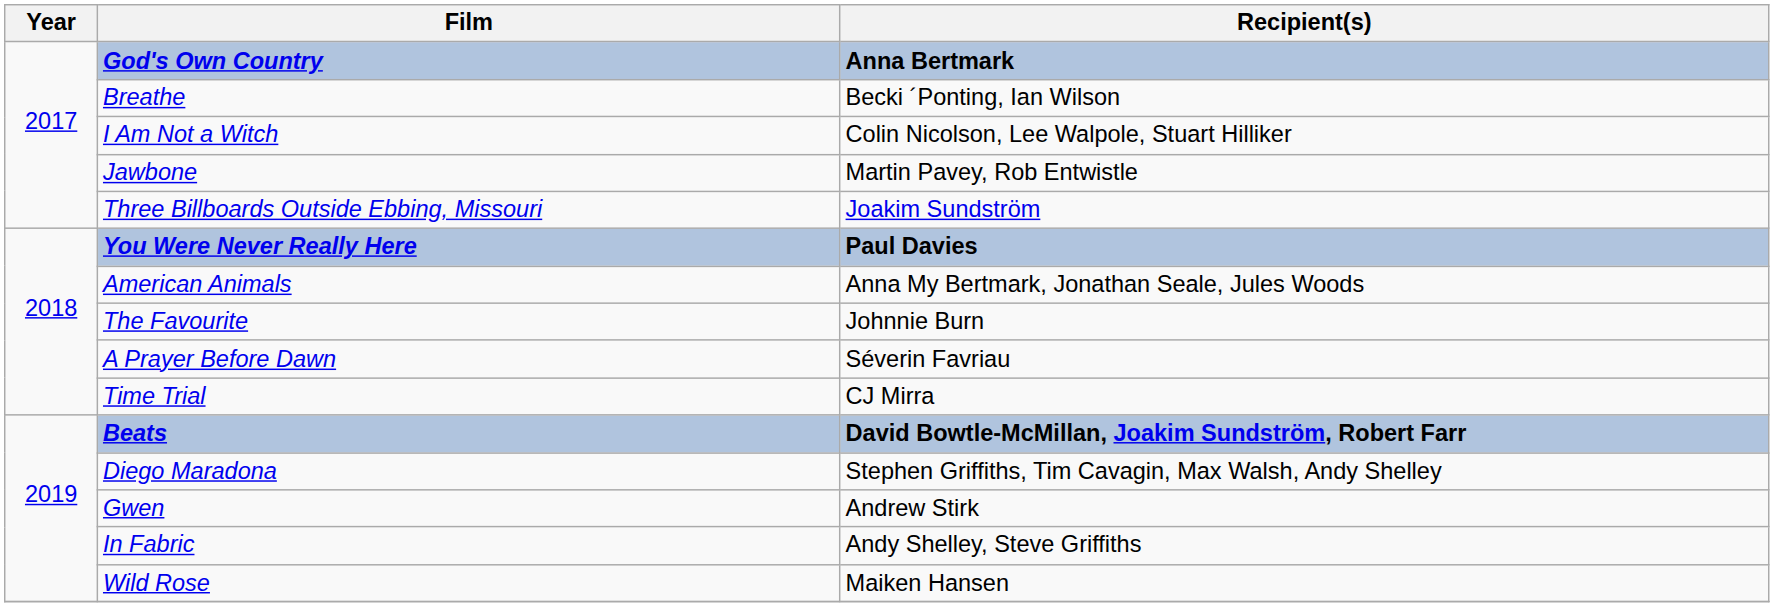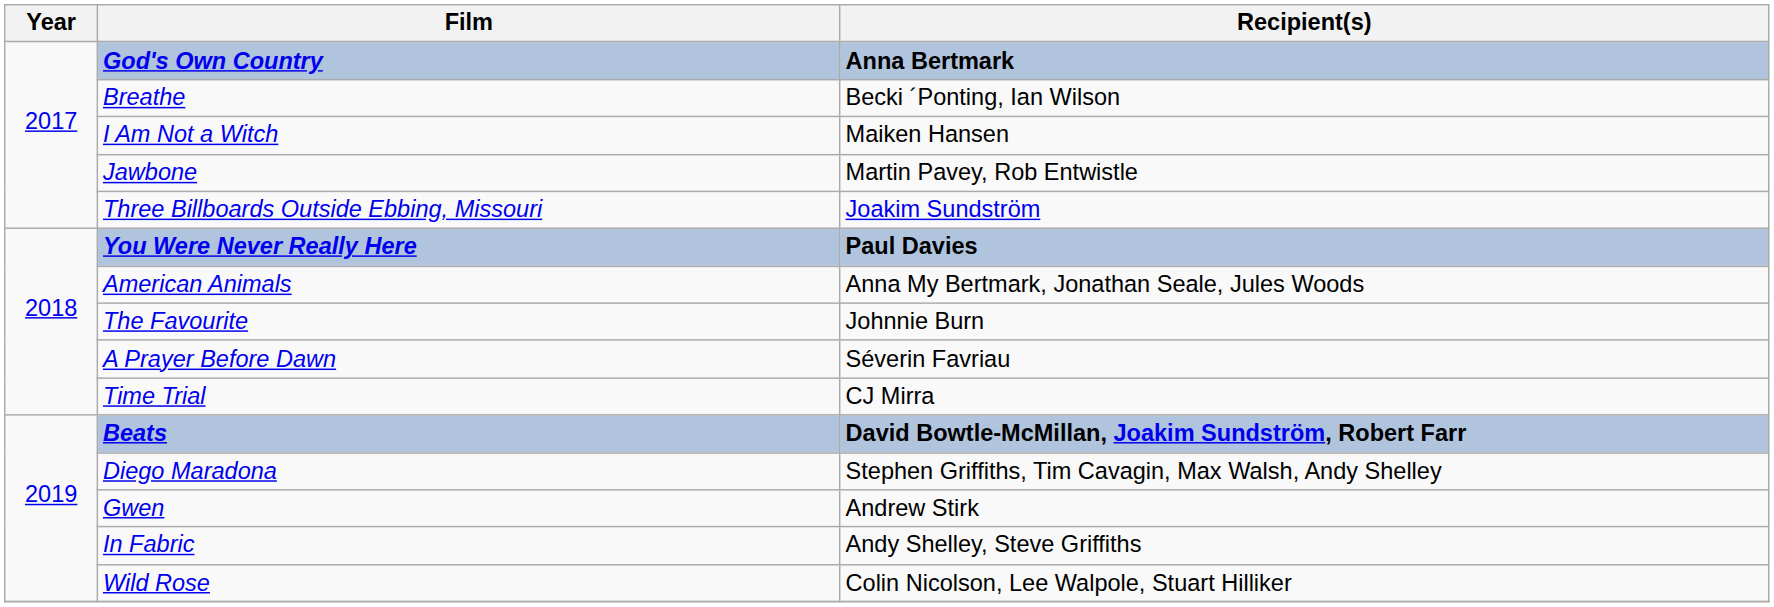(1069, 135) Colin Nicolson, Lee Walpole, Stuart Hilliker -> (927, 135) Maiken Hansen
(927, 582) Maiken Hansen -> (1069, 582) Colin Nicolson, Lee Walpole, Stuart Hilliker
